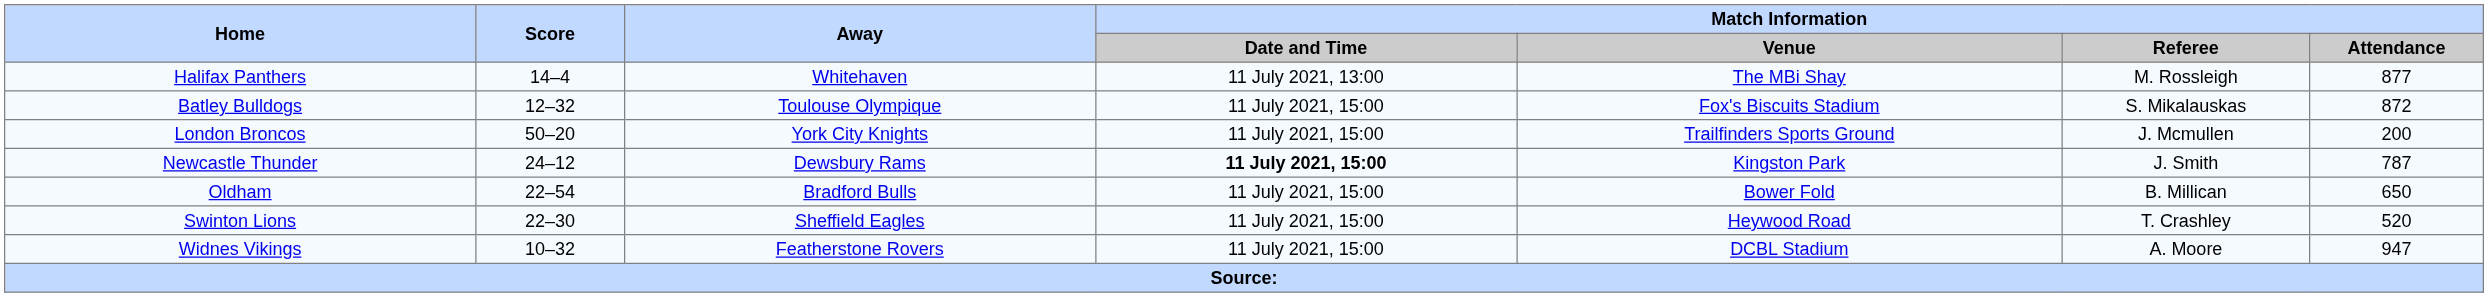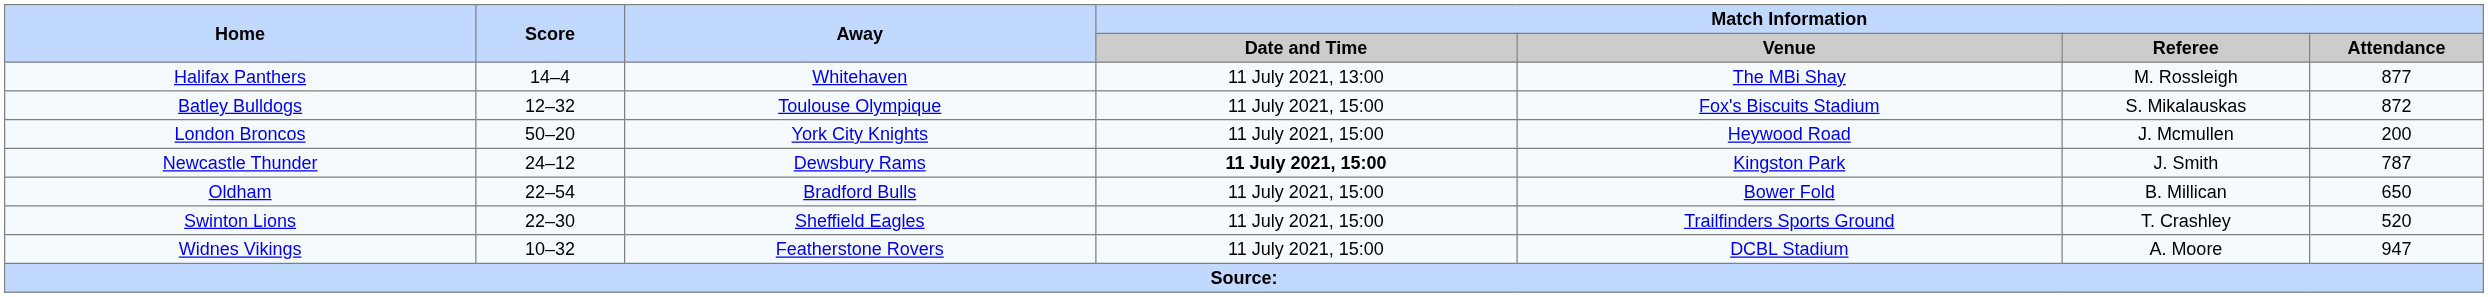(1789, 134) Trailfinders Sports Ground -> (1789, 134) Heywood Road
(1789, 220) Heywood Road -> (1789, 220) Trailfinders Sports Ground
